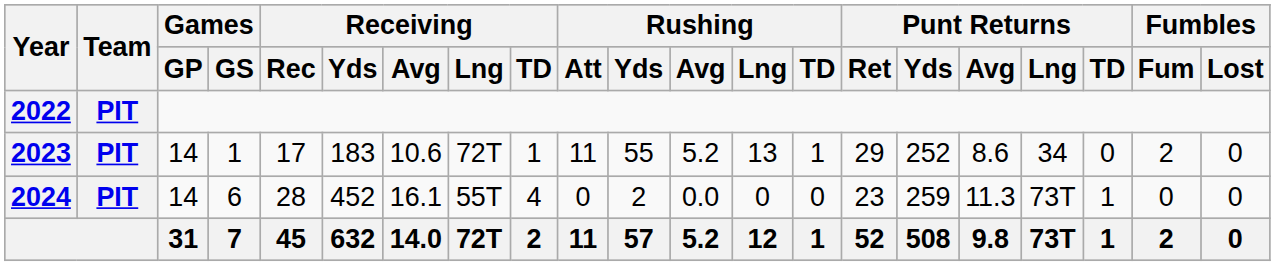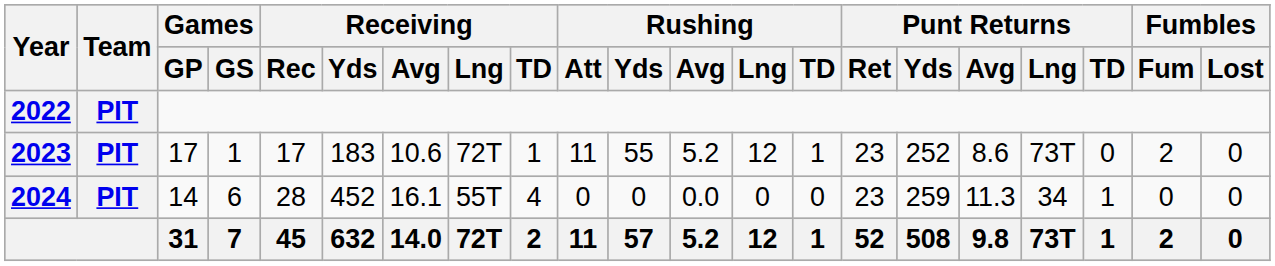(183, 153) 14 -> (183, 153) 17
(763, 153) 13 -> (763, 153) 12
(869, 153) 29 -> (869, 153) 23
(1053, 153) 34 -> (1053, 153) 73T
(639, 196) 2 -> (639, 196) 0
(1053, 196) 73T -> (1053, 196) 34
